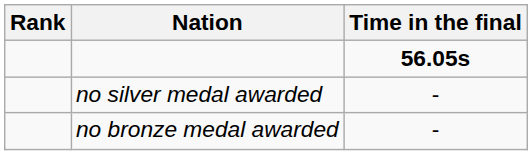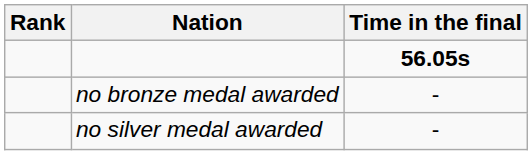rows swapped: (199, 94) <-> (207, 130)
